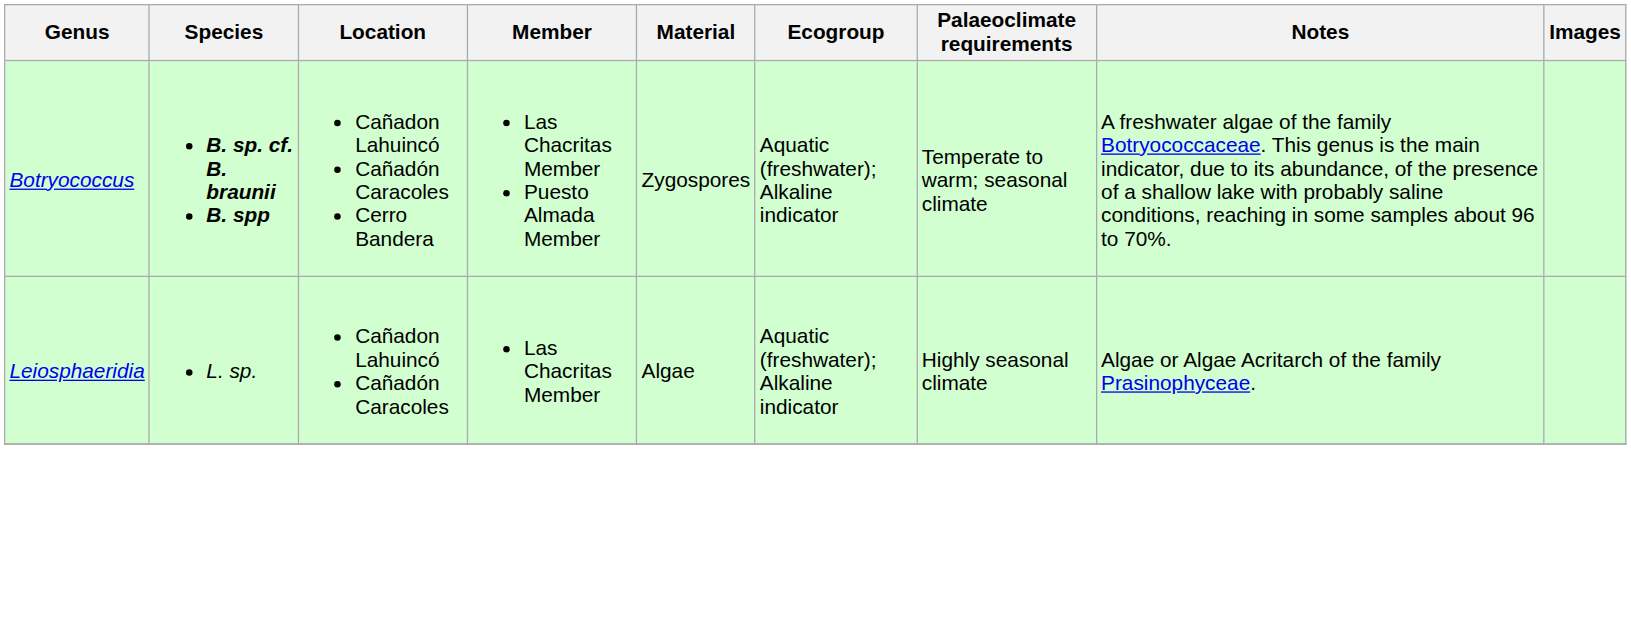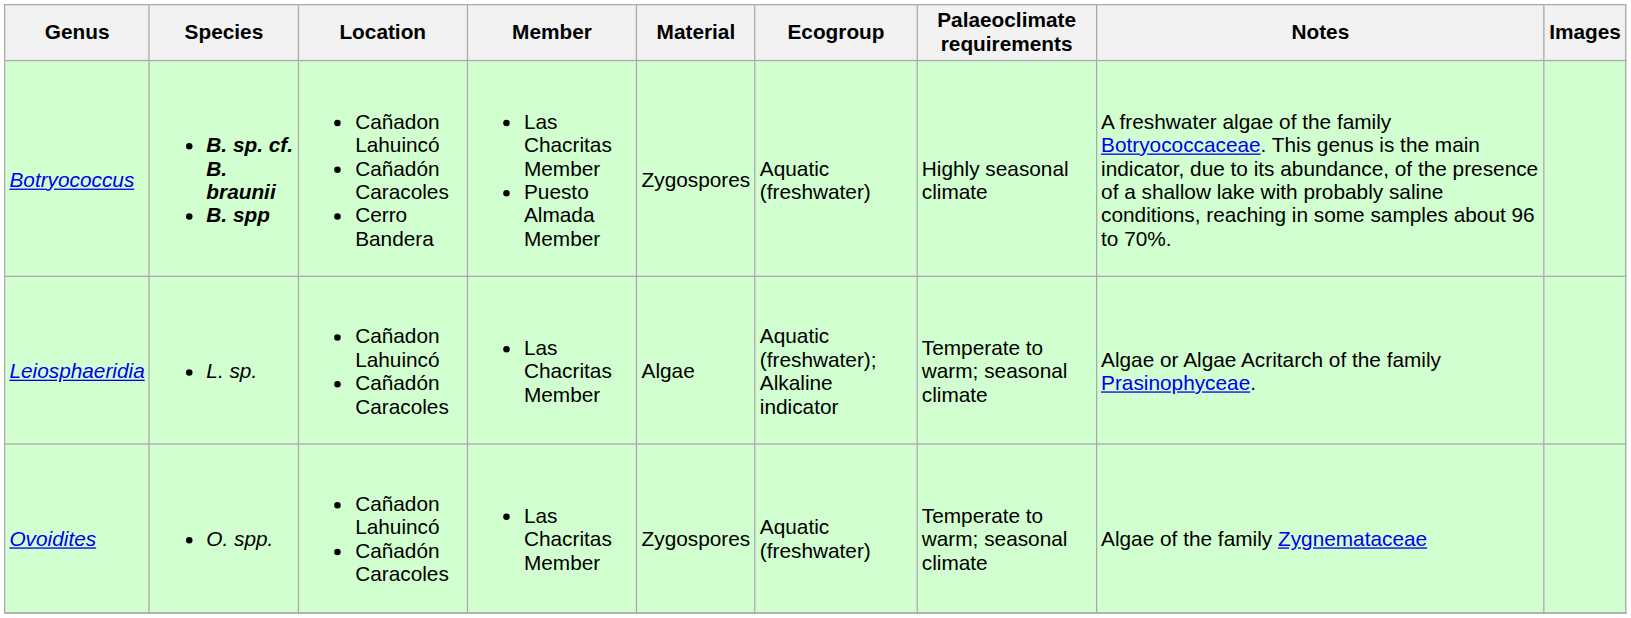(818, 180) Aquatic (freshwater); Alkaline indicator -> (815, 180) Aquatic (freshwater)
(995, 180) Temperate to warm; seasonal climate -> (995, 180) Highly seasonal climate
(995, 371) Highly seasonal climate -> (995, 371) Temperate to warm; seasonal climate
+ row: (53, 539)
